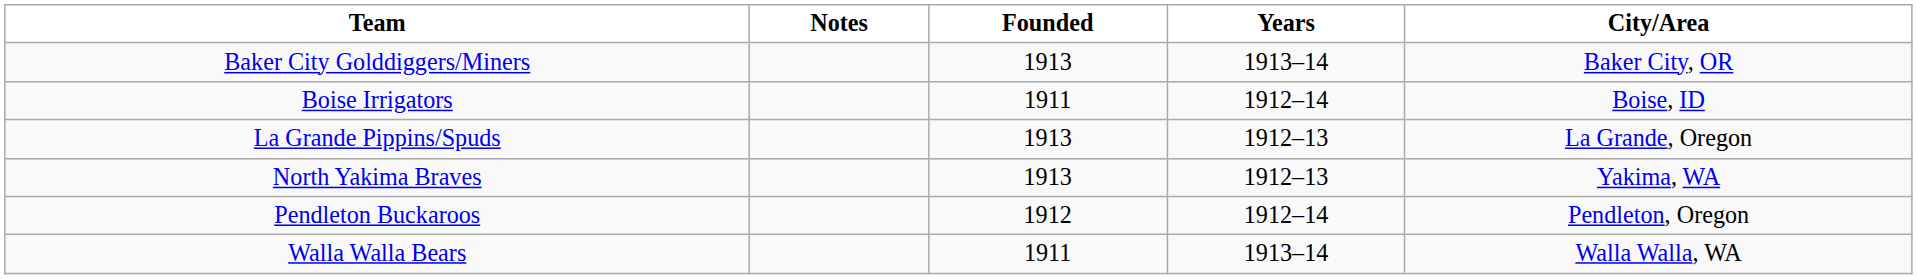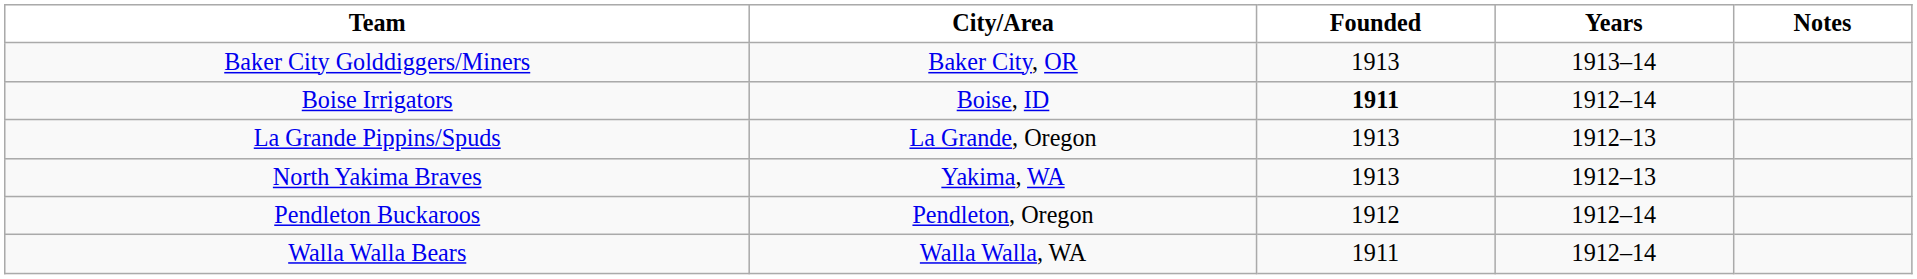columns swapped: (1659, 23) <-> (839, 23)
(1048, 100) normal -> (1375, 100) bold
(1286, 253) 1913–14 -> (1614, 253) 1912–14
